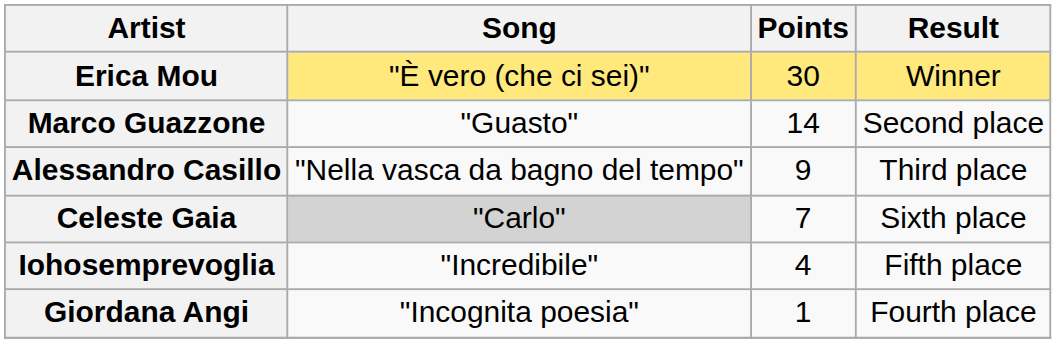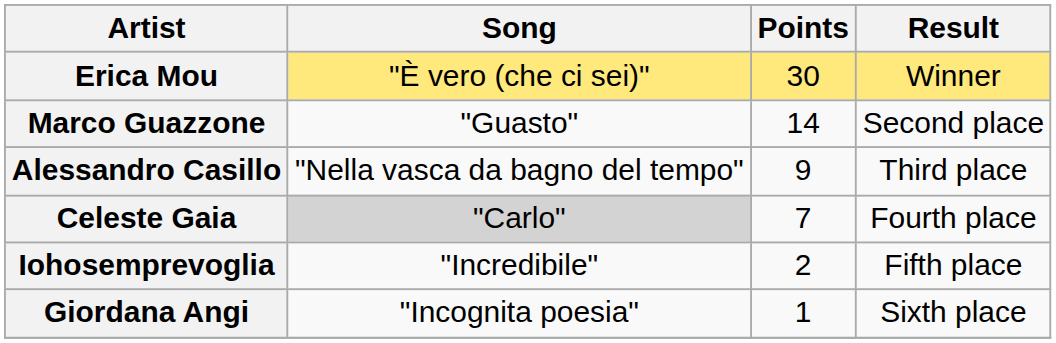(953, 218) Sixth place -> (953, 218) Fourth place
(803, 265) 4 -> (803, 265) 2
(953, 312) Fourth place -> (953, 312) Sixth place
